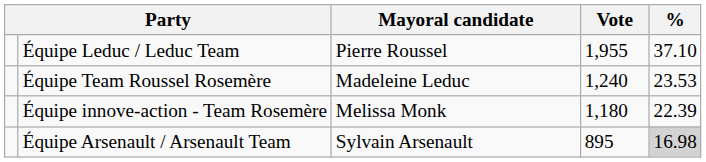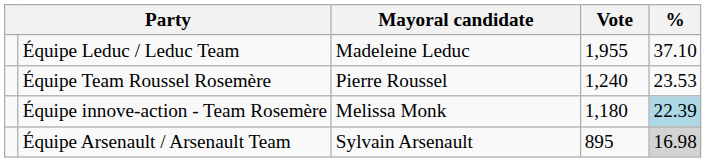(392, 50) Pierre Roussel -> (403, 50) Madeleine Leduc
(403, 80) Madeleine Leduc -> (392, 80) Pierre Roussel
(675, 111) no background -> (675, 111) lightblue background
